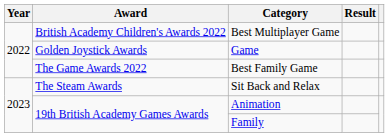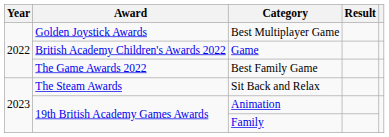(131, 31) British Academy Children's Awards 2022 -> (91, 31) Golden Joystick Awards
(91, 50) Golden Joystick Awards -> (131, 50) British Academy Children's Awards 2022
